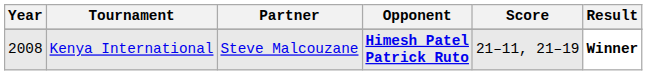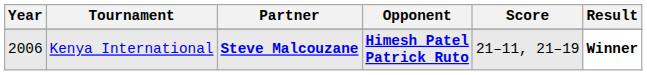(25, 49) 2008 -> (25, 49) 2006
(289, 49) normal -> (289, 49) bold
